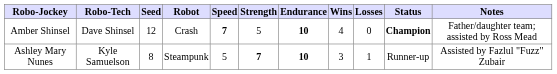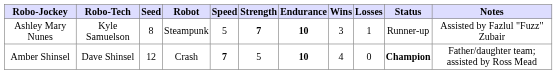rows swapped: (40, 31) <-> (40, 56)
